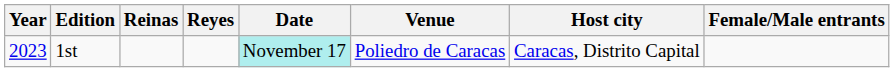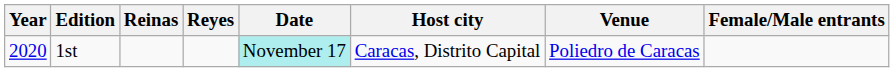columns swapped: (430, 20) <-> (607, 20)
(28, 51) 2023 -> (28, 51) 2020
